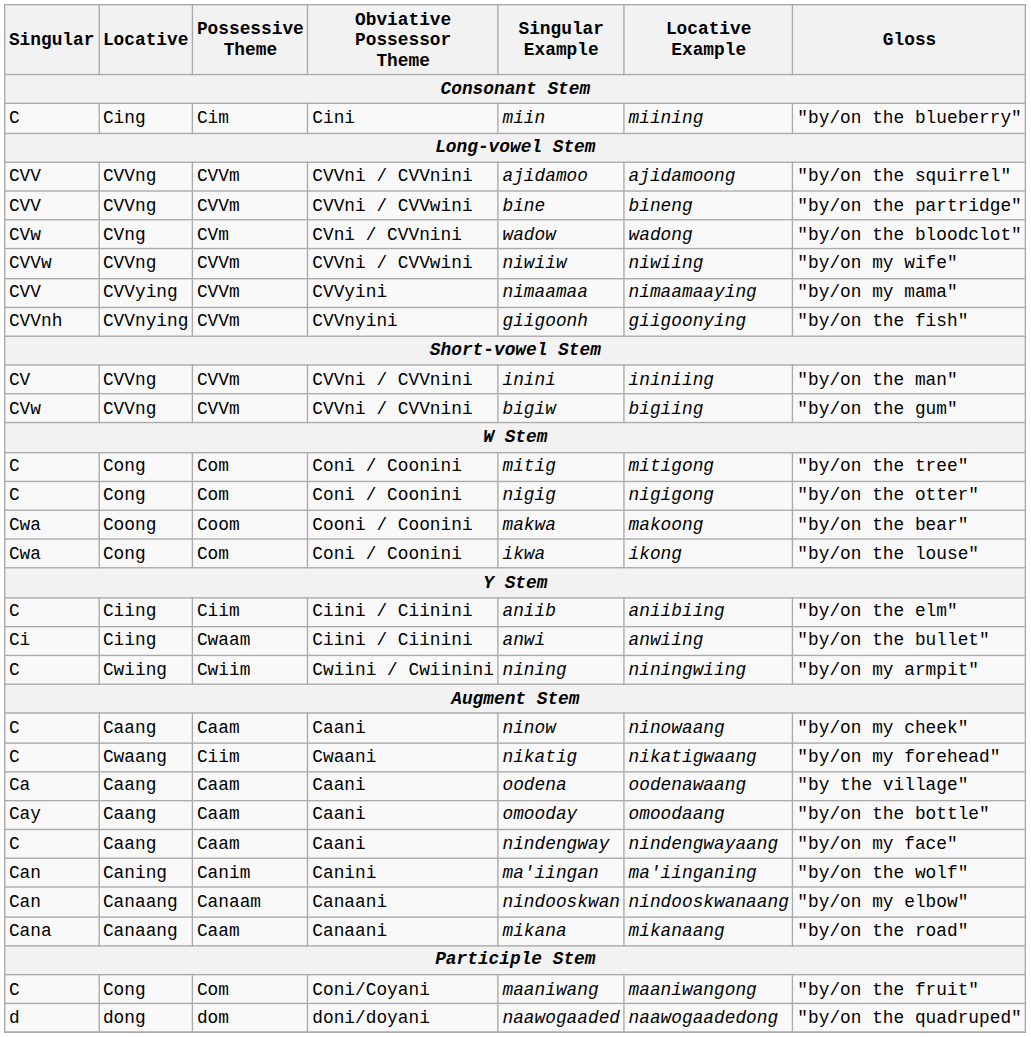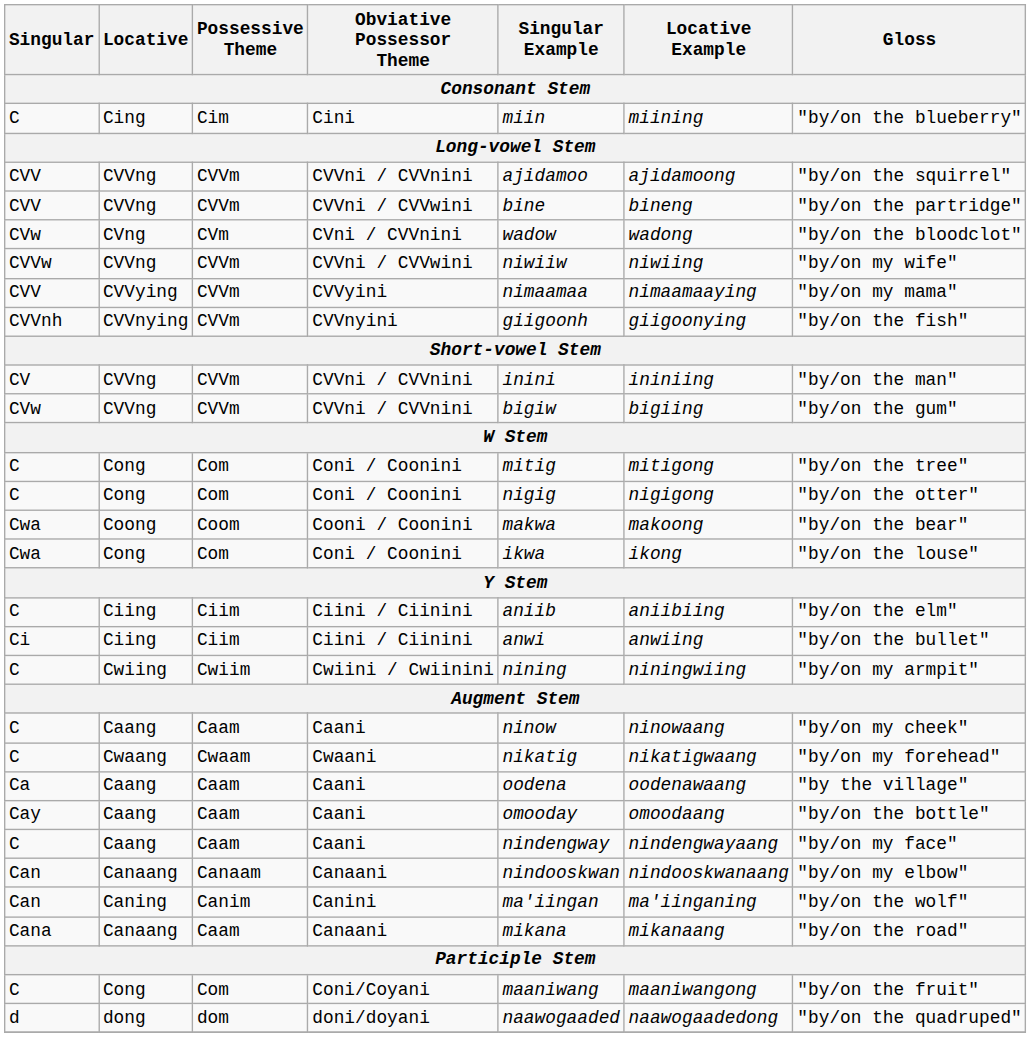(224, 641) Cwaam -> (218, 641) Ciim
(218, 757) Ciim -> (224, 757) Cwaam
rows swapped: (25, 873) <-> (25, 902)
